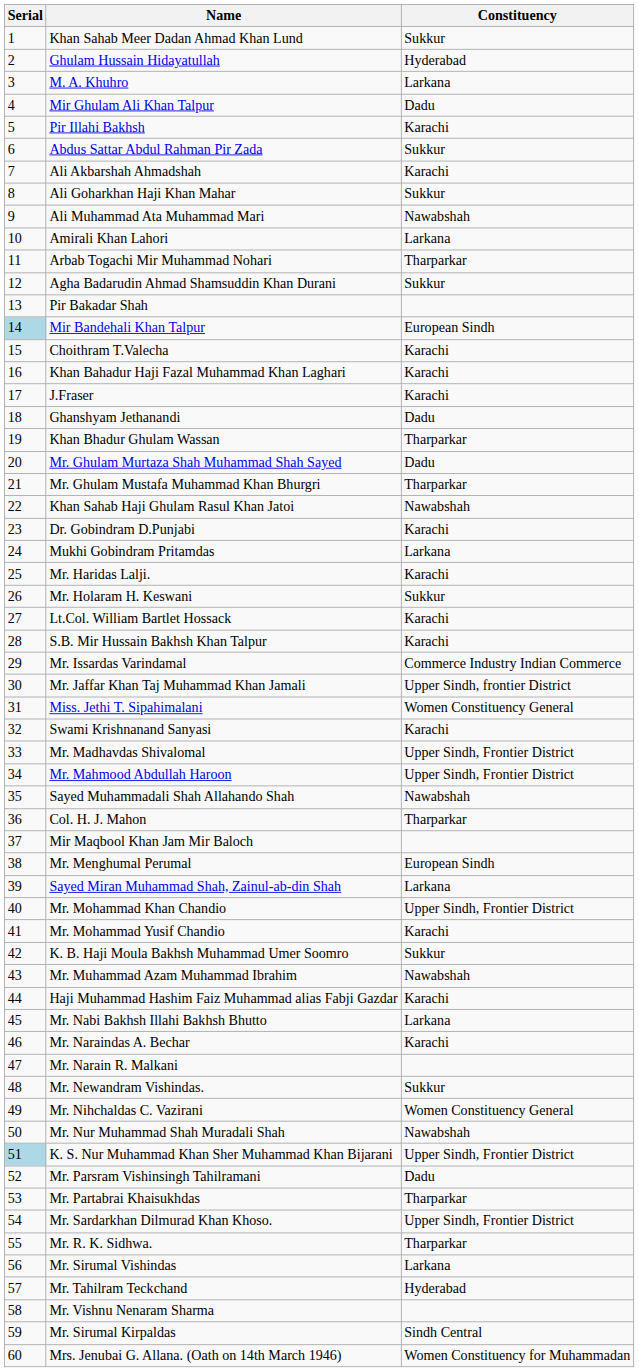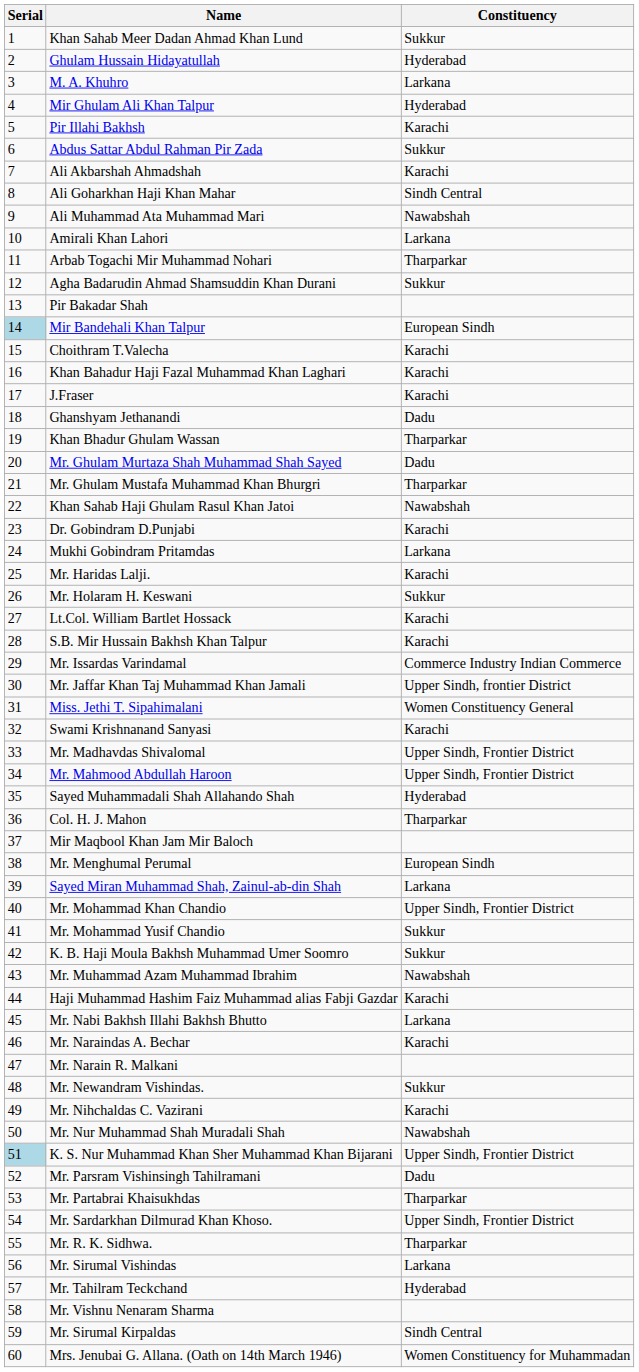(420, 104) Dadu -> (435, 104) Hyderabad
(425, 194) Sukkur -> (443, 194) Sindh Central
(437, 797) Nawabshah -> (435, 797) Hyderabad
(427, 931) Karachi -> (425, 931) Sukkur
(489, 1109) Women Constituency General -> (427, 1109) Karachi
